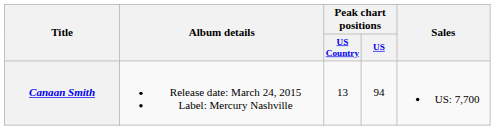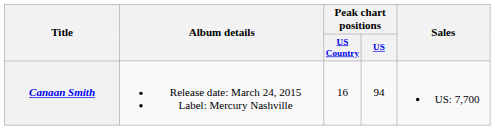(342, 93) 13 -> (342, 93) 16
